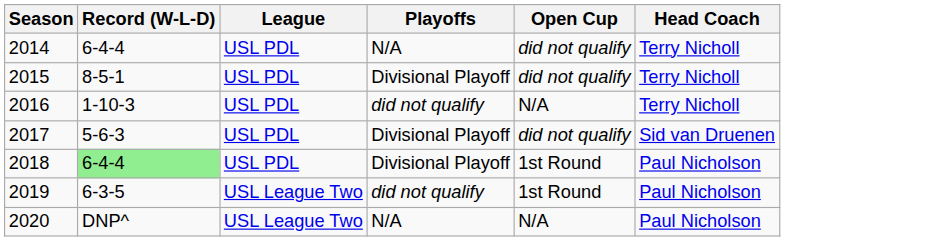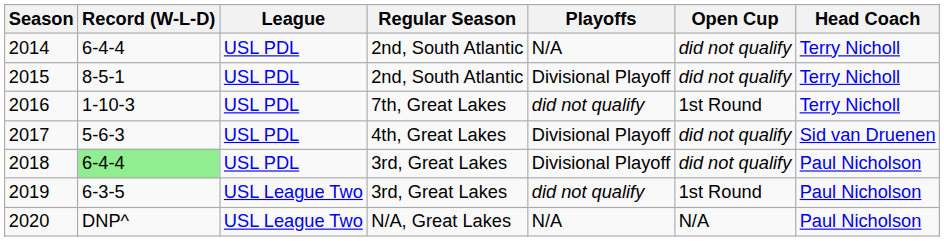+ column: (447, 18)
(533, 105) N/A -> (720, 105) 1st Round
(560, 163) 1st Round -> (735, 163) did not qualify
